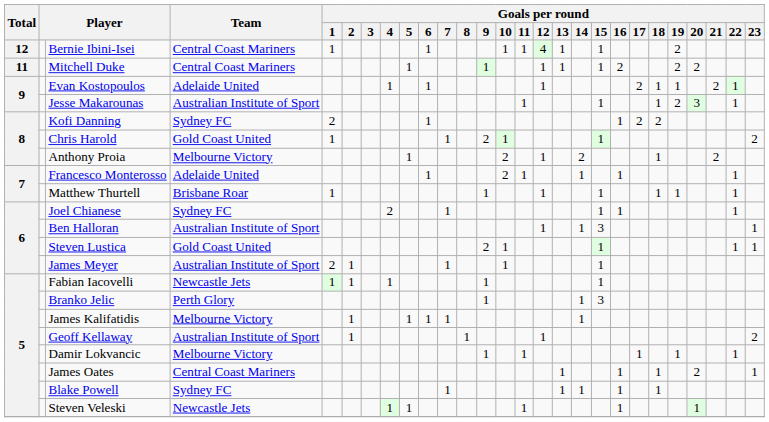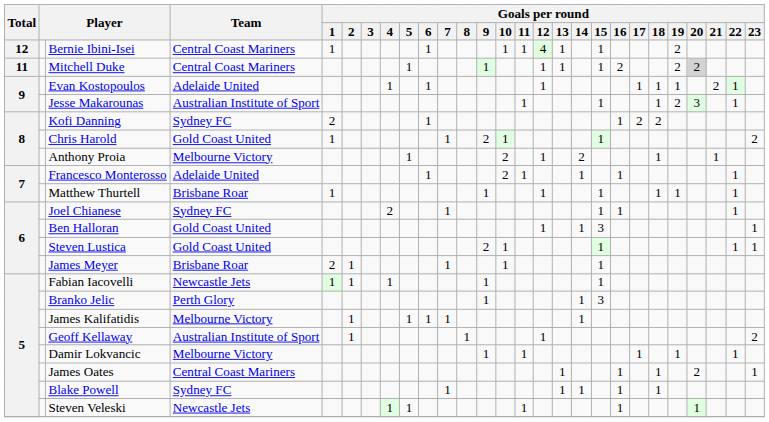(697, 67) no background -> (697, 67) lightgrey background
(639, 85) 2 -> (639, 85) 1
(716, 157) 2 -> (716, 157) 1
(246, 229) Australian Institute of Sport -> (222, 229) Gold Coast United
(246, 264) Australian Institute of Sport -> (210, 264) Brisbane Roar
